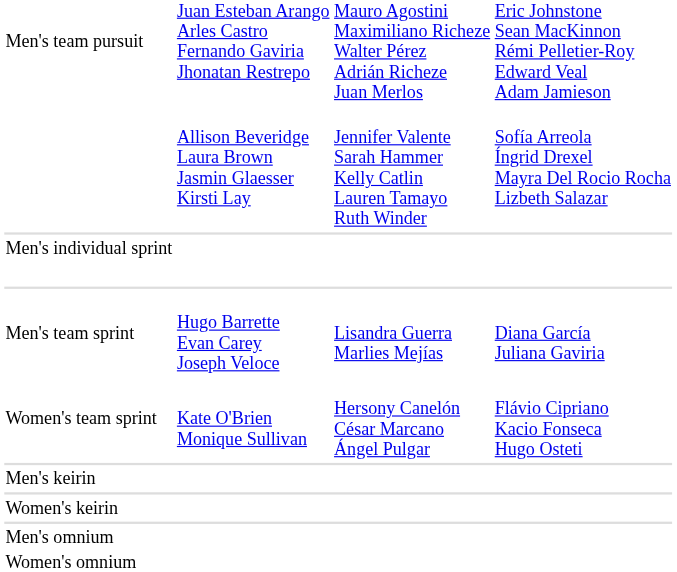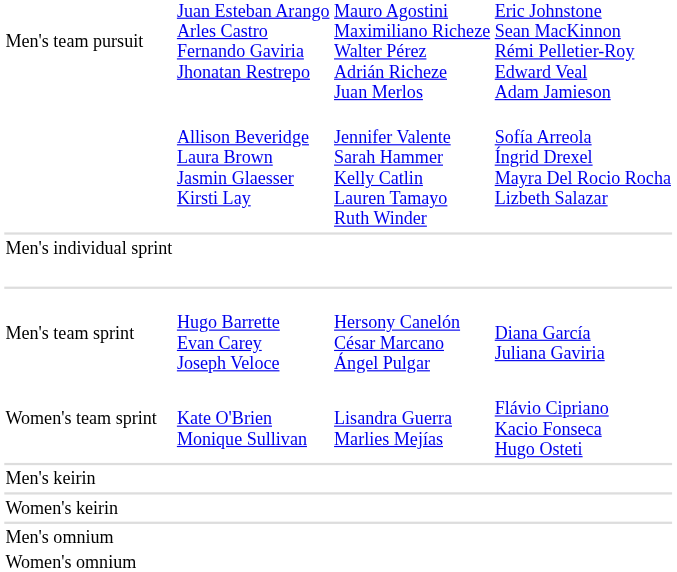(393, 343) Lisandra Guerra Marlies Mejías -> (397, 343) Hersony Canelón César Marcano Ángel Pulgar
(397, 428) Hersony Canelón César Marcano Ángel Pulgar -> (393, 428) Lisandra Guerra Marlies Mejías
